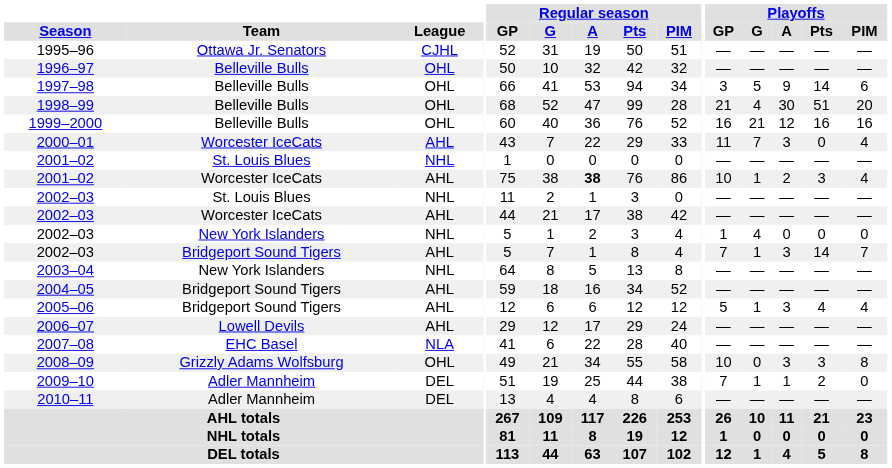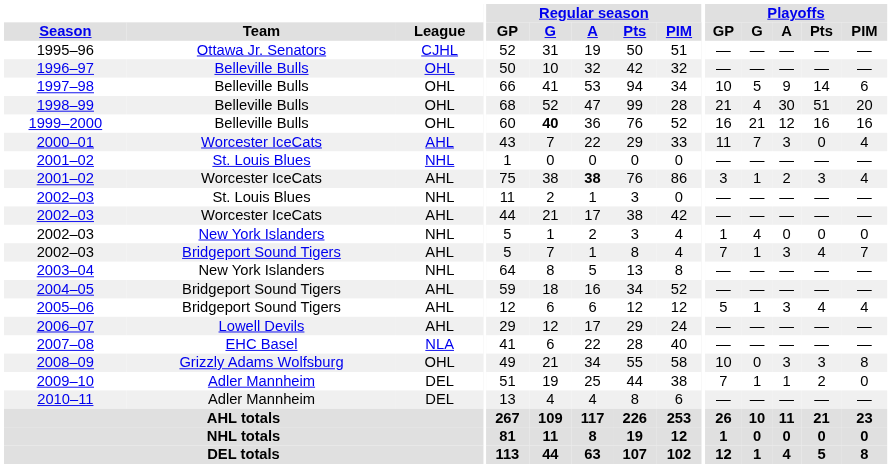(723, 86) 3 -> (723, 86) 10
(550, 123) normal -> (550, 123) bold
(723, 178) 10 -> (723, 178) 3
(822, 252) 14 -> (822, 252) 4
